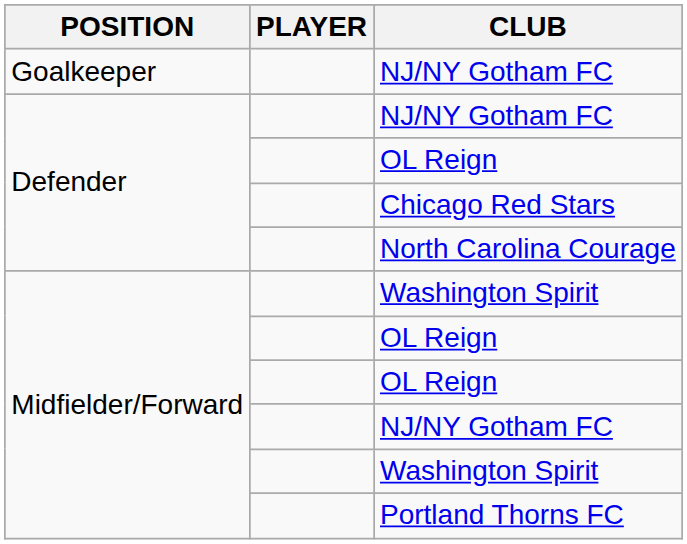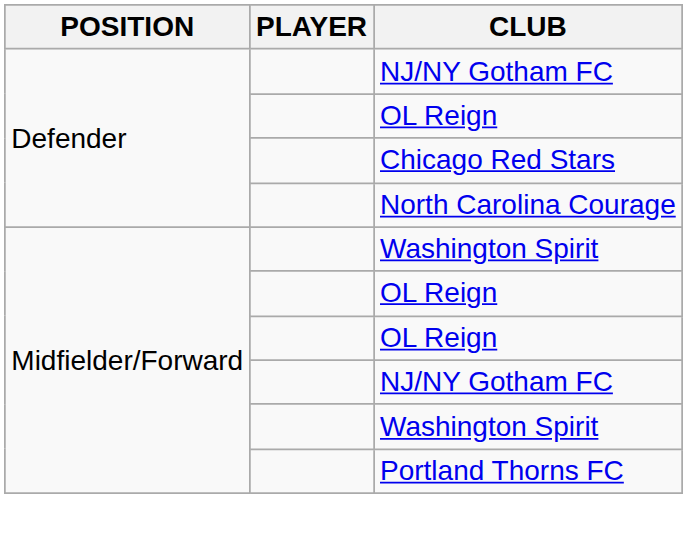- row: (84, 71)
